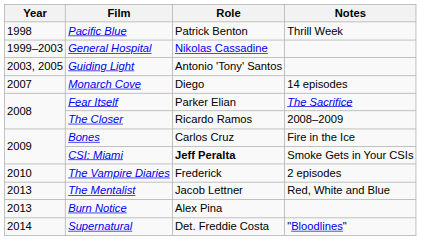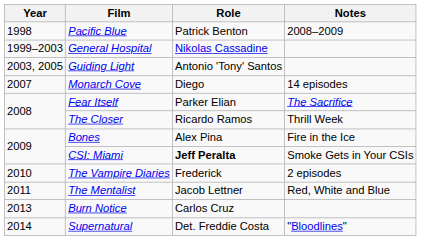(315, 31) Thrill Week -> (315, 31) 2008–2009
(315, 119) 2008–2009 -> (315, 119) Thrill Week
(205, 137) Carlos Cruz -> (199, 137) Alex Pina
(19, 191) 2013 -> (19, 191) 2011
(199, 208) Alex Pina -> (205, 208) Carlos Cruz
